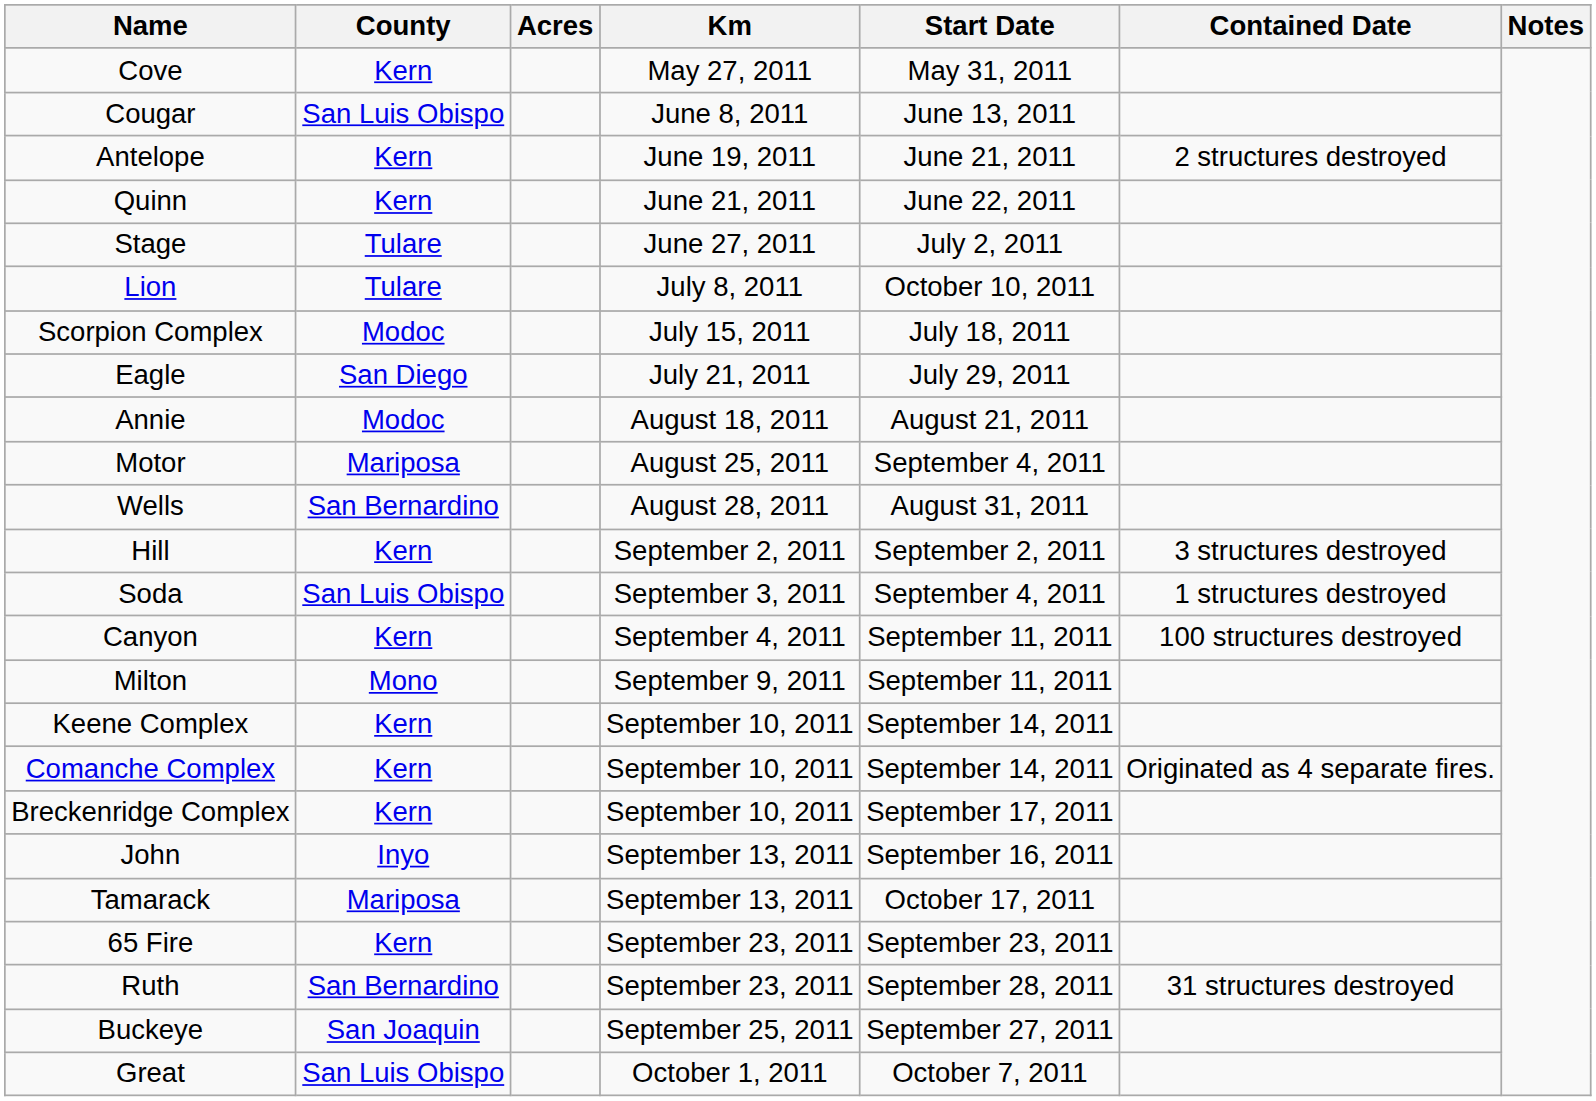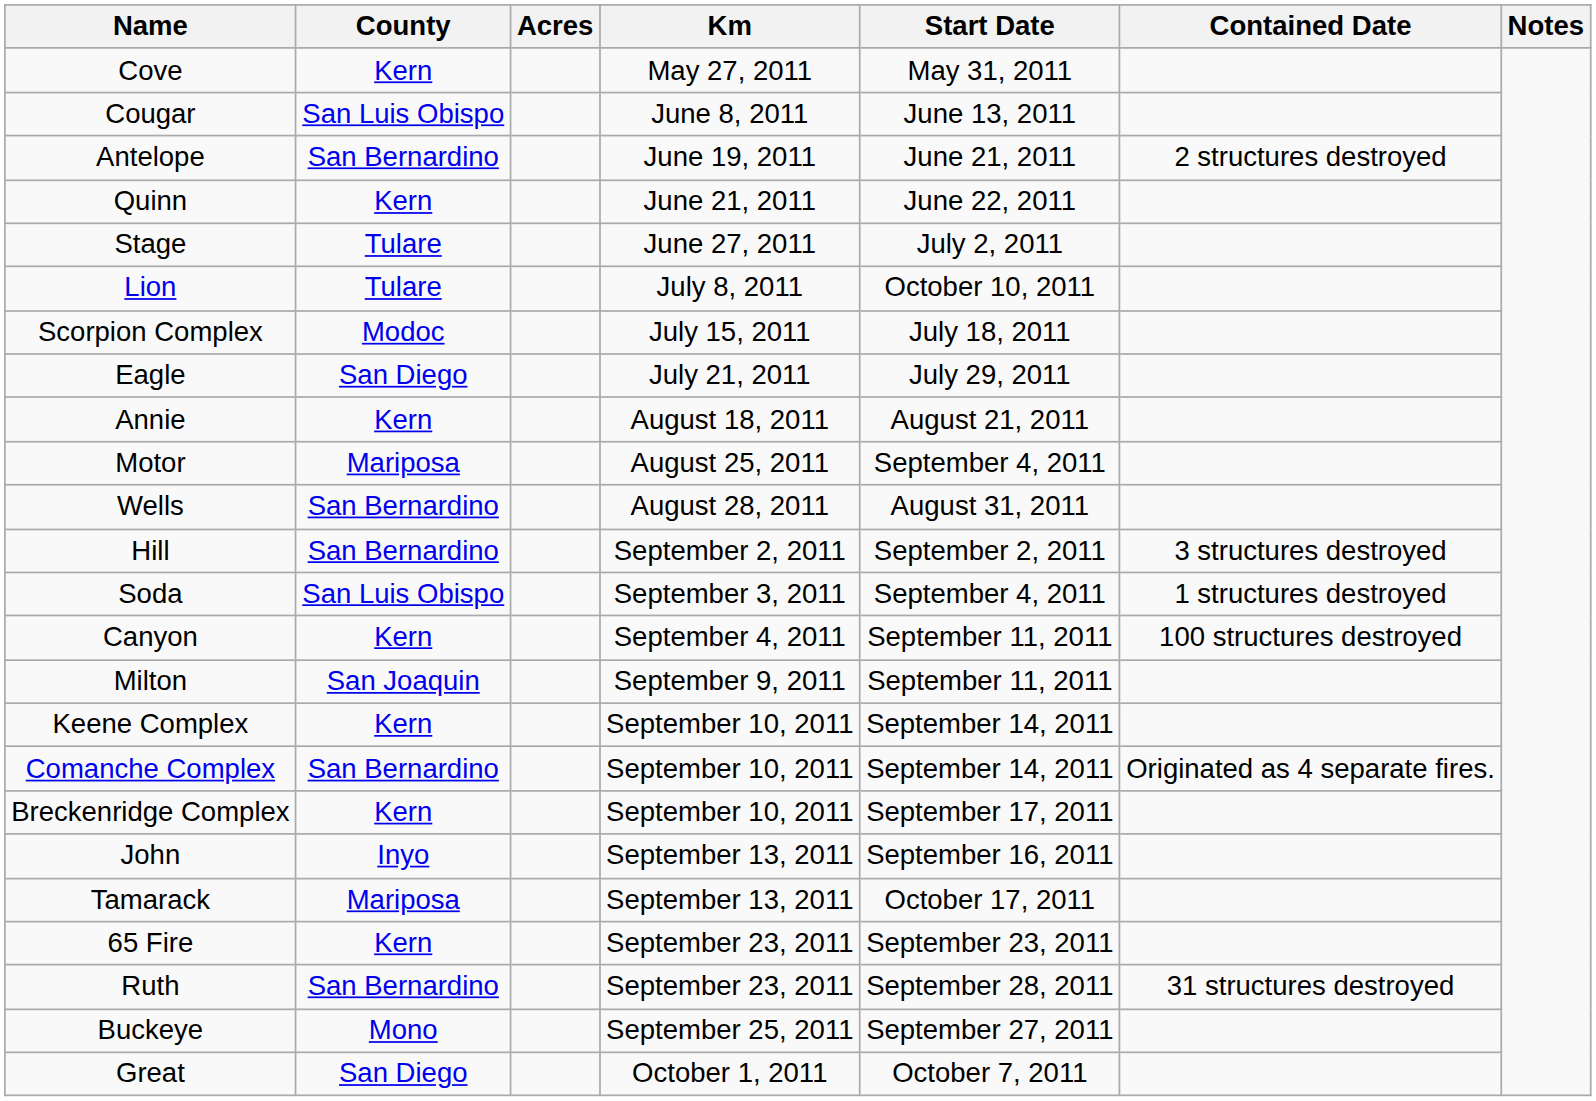(403, 157) Kern -> (403, 157) San Bernardino
(403, 419) Modoc -> (403, 419) Kern
(403, 550) Kern -> (403, 550) San Bernardino
(403, 680) Mono -> (403, 680) San Joaquin
(403, 768) Kern -> (403, 768) San Bernardino
(403, 1030) San Joaquin -> (403, 1030) Mono
(403, 1073) San Luis Obispo -> (403, 1073) San Diego
